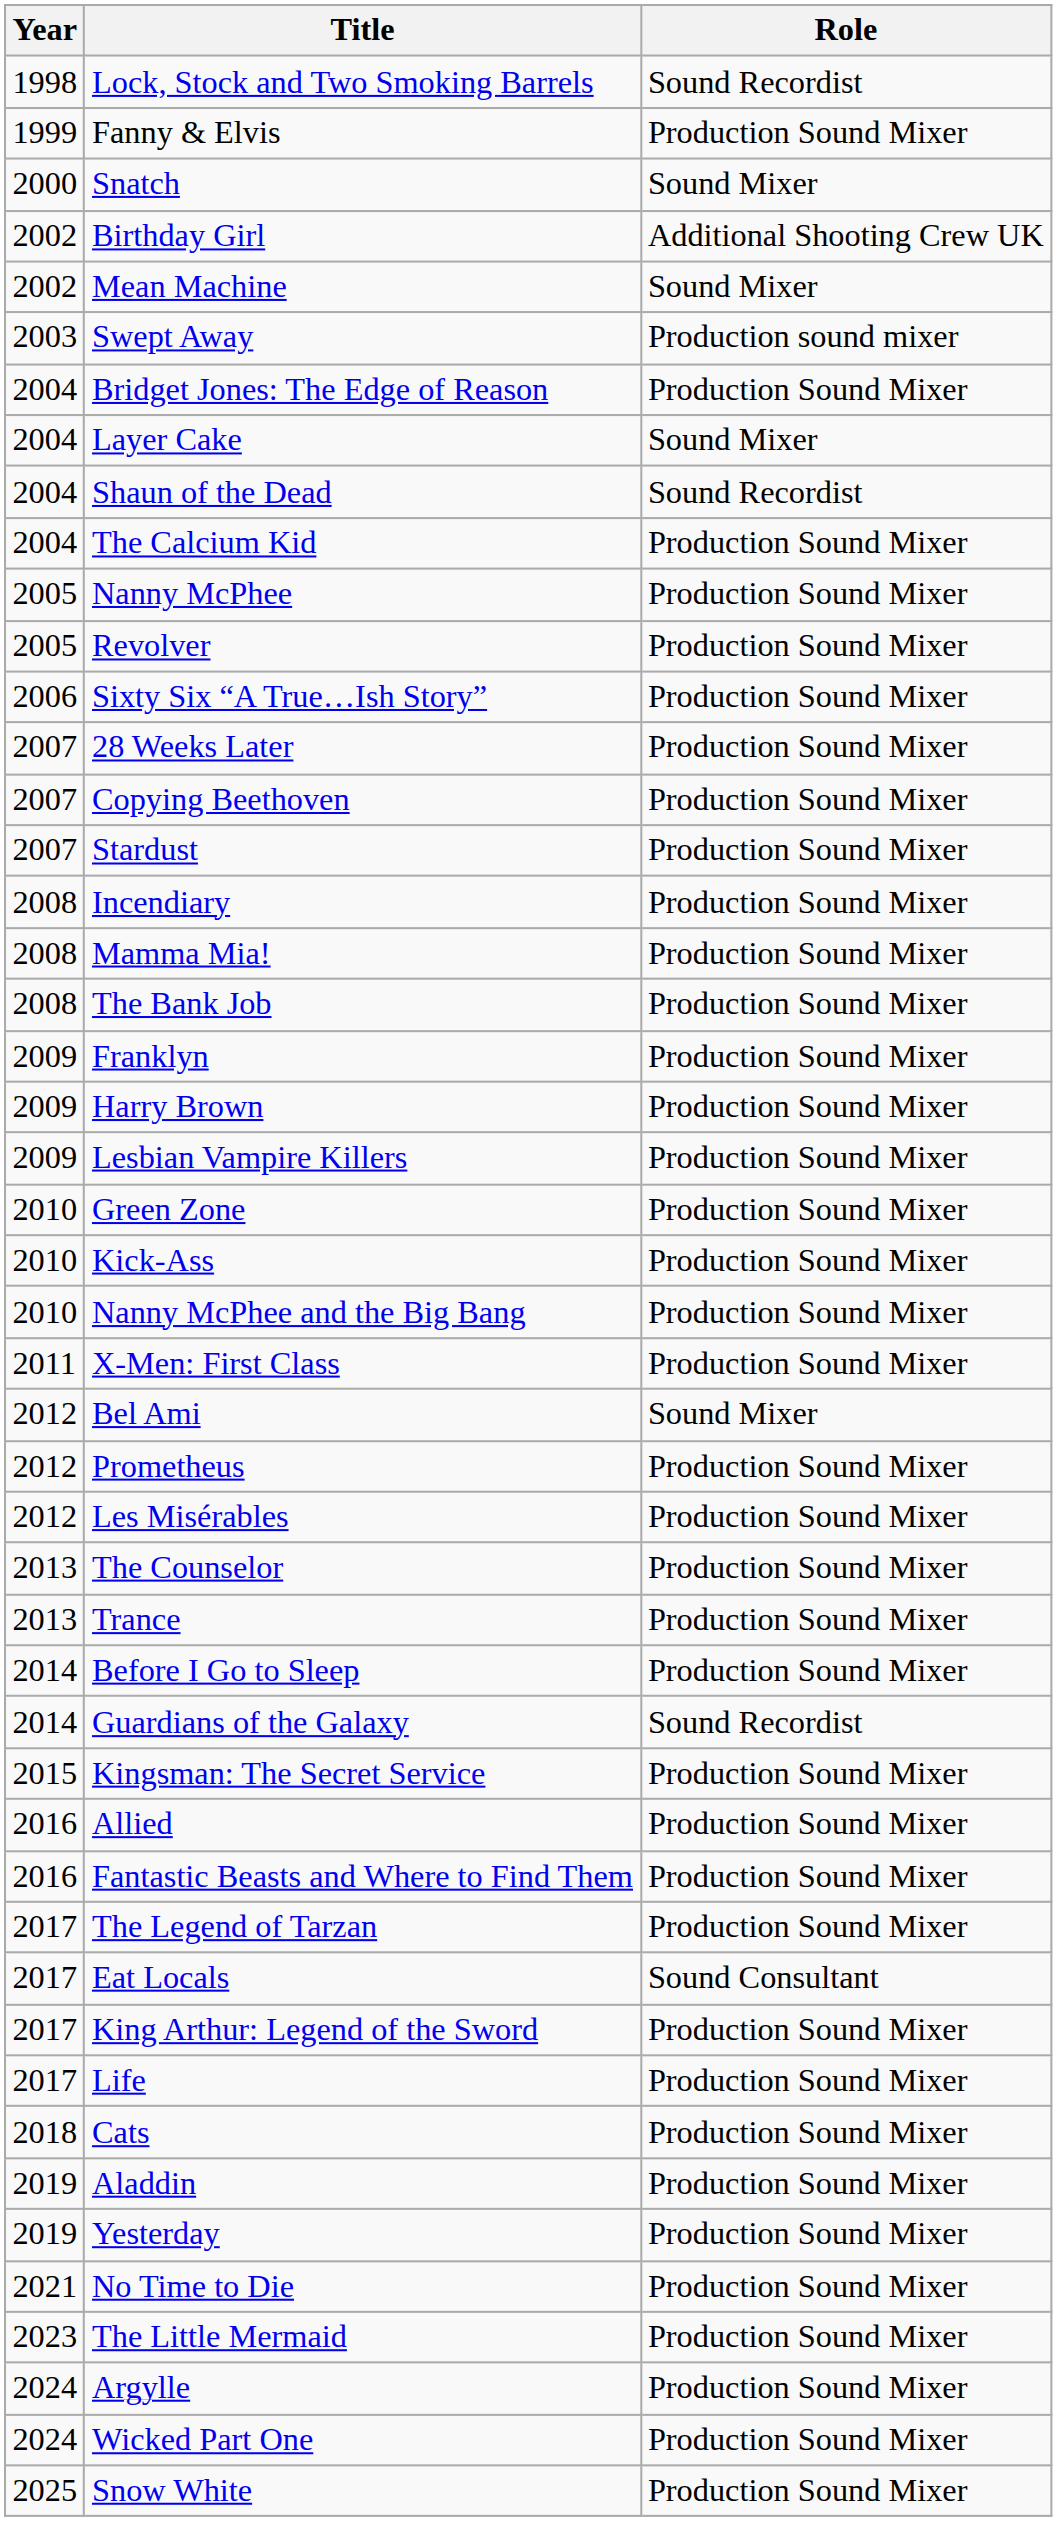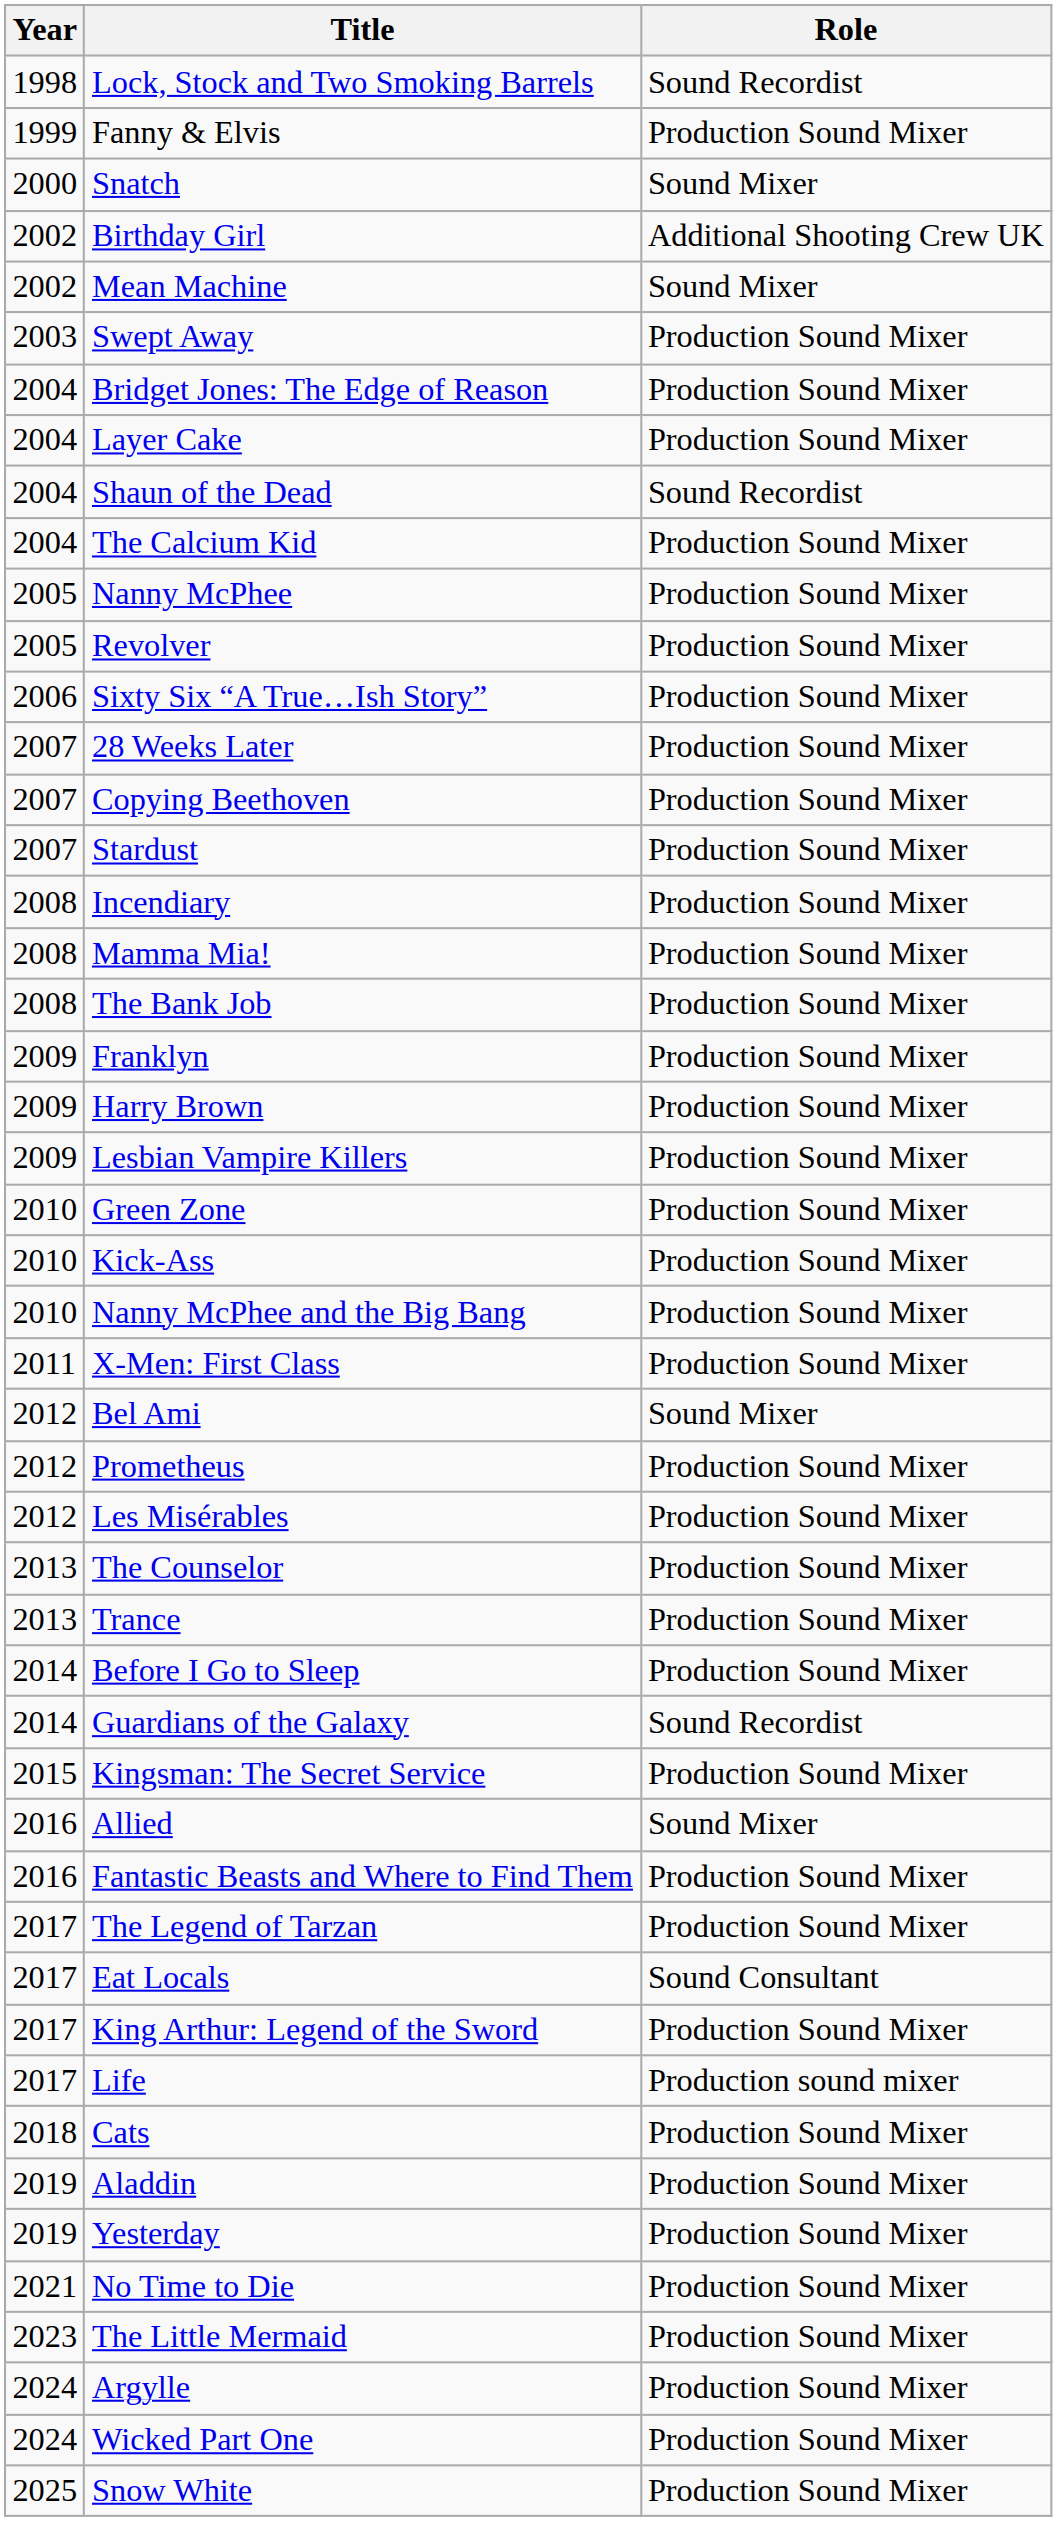(803, 337) Production sound mixer -> (808, 337) Production Sound Mixer
(733, 440) Sound Mixer -> (808, 440) Production Sound Mixer
(808, 1824) Production Sound Mixer -> (733, 1824) Sound Mixer
(808, 2080) Production Sound Mixer -> (803, 2080) Production sound mixer
